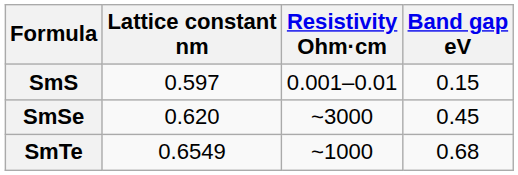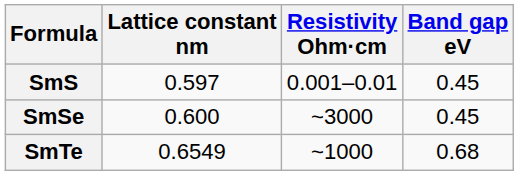(458, 81) 0.15 -> (458, 81) 0.45
(192, 116) 0.620 -> (192, 116) 0.600
